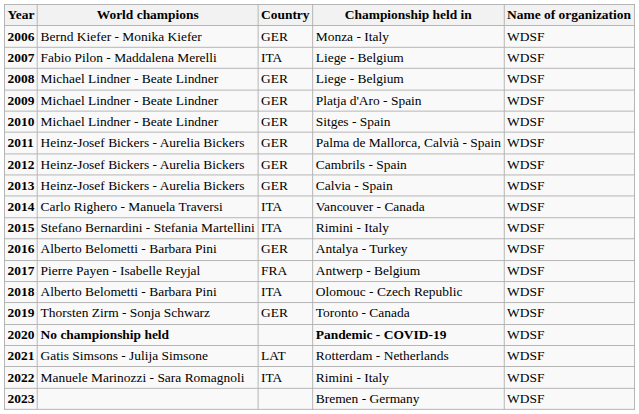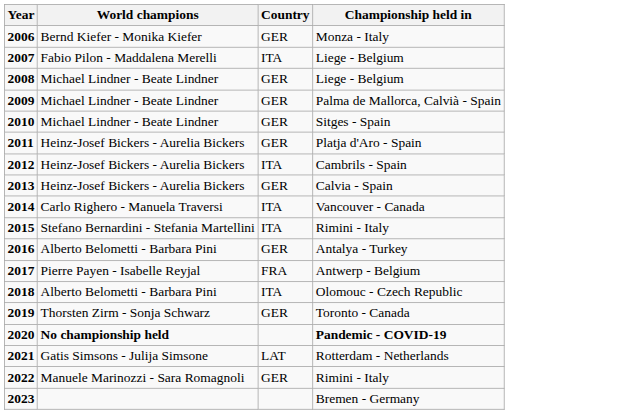- column: (569, 15)
(369, 100) Platja d'Aro - Spain -> (408, 100) Palma de Mallorca, Calvià - Spain
(408, 143) Palma de Mallorca, Calvià - Spain -> (369, 143) Platja d'Aro - Spain
(274, 164) GER -> (272, 164) ITA
(272, 377) ITA -> (274, 377) GER
